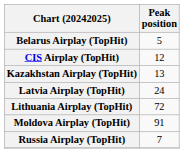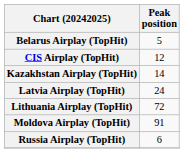(159, 73) 13 -> (159, 73) 14
(159, 139) 7 -> (159, 139) 6
